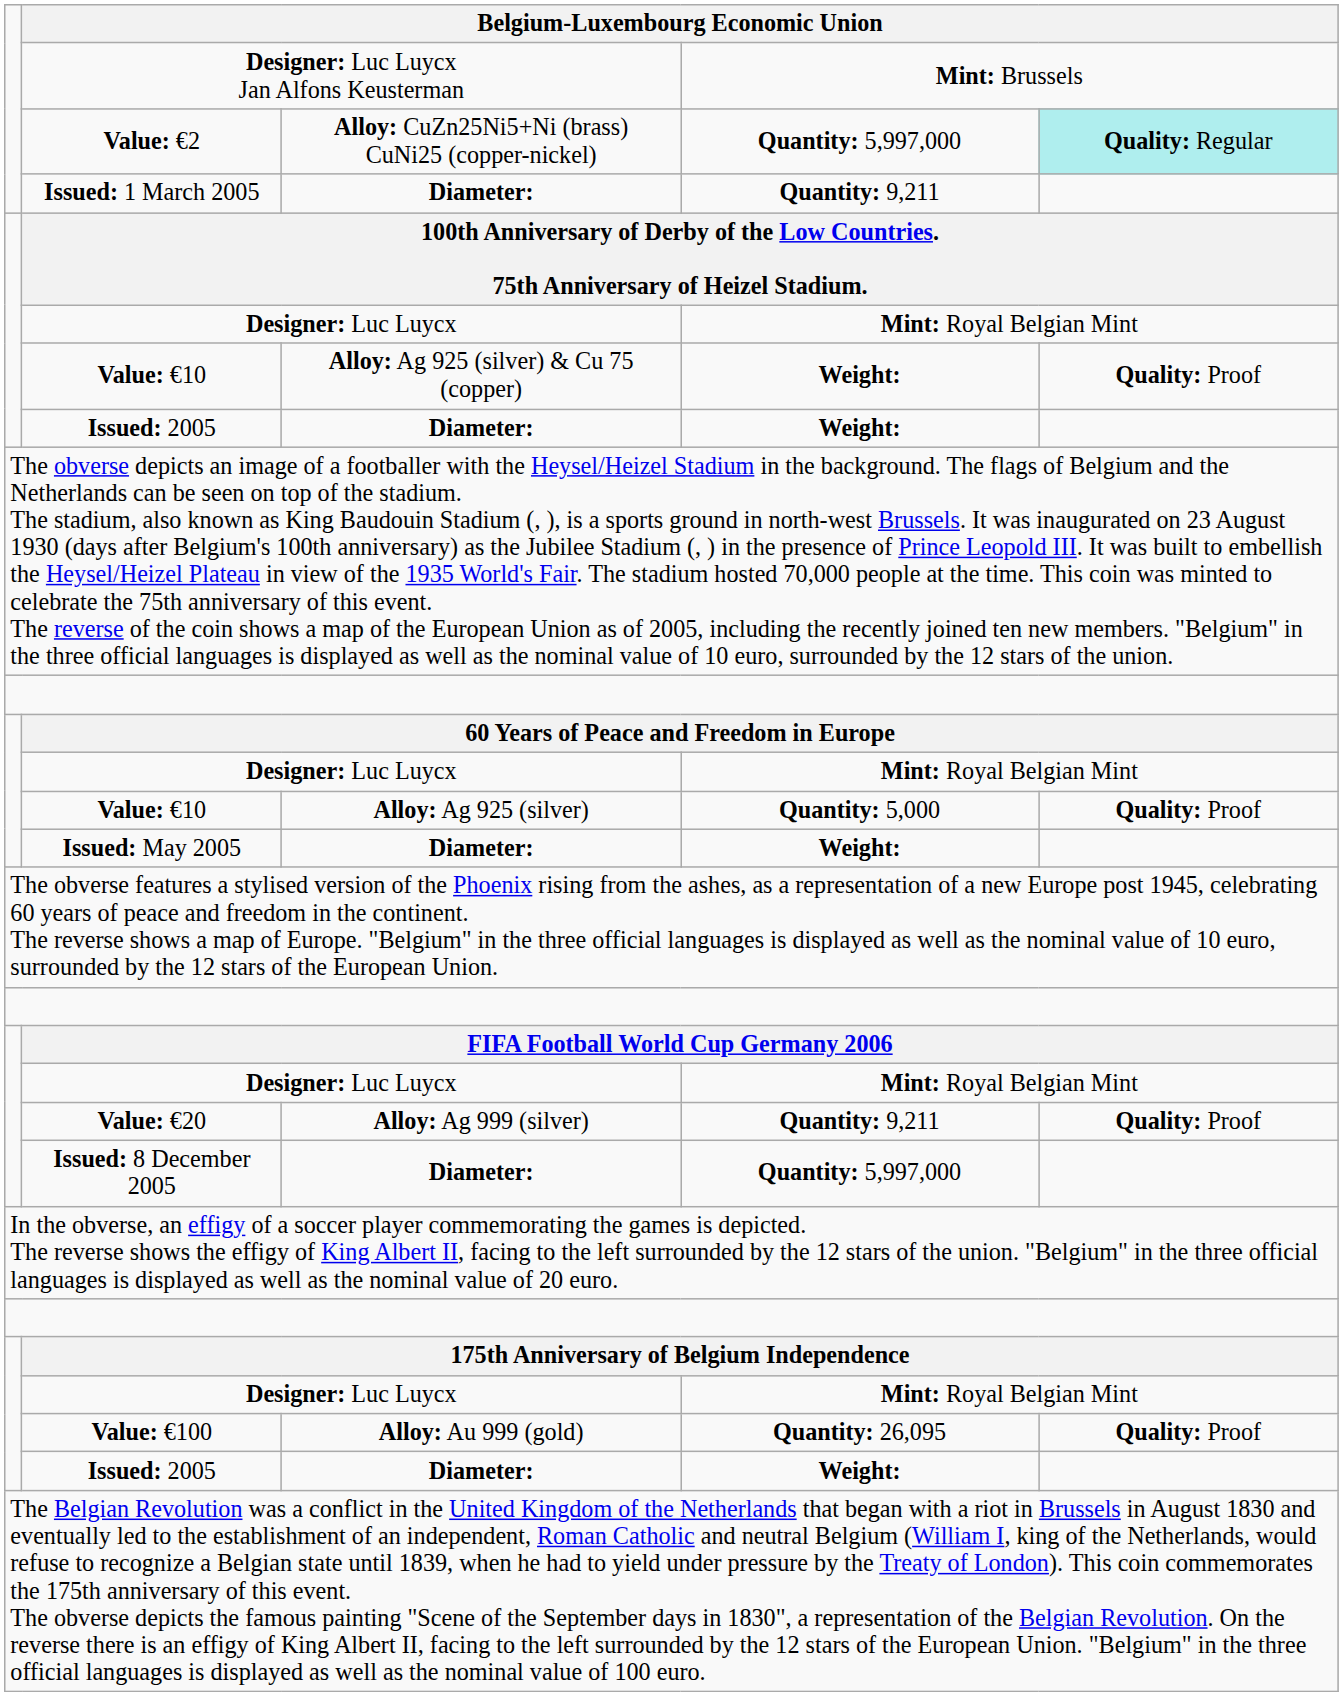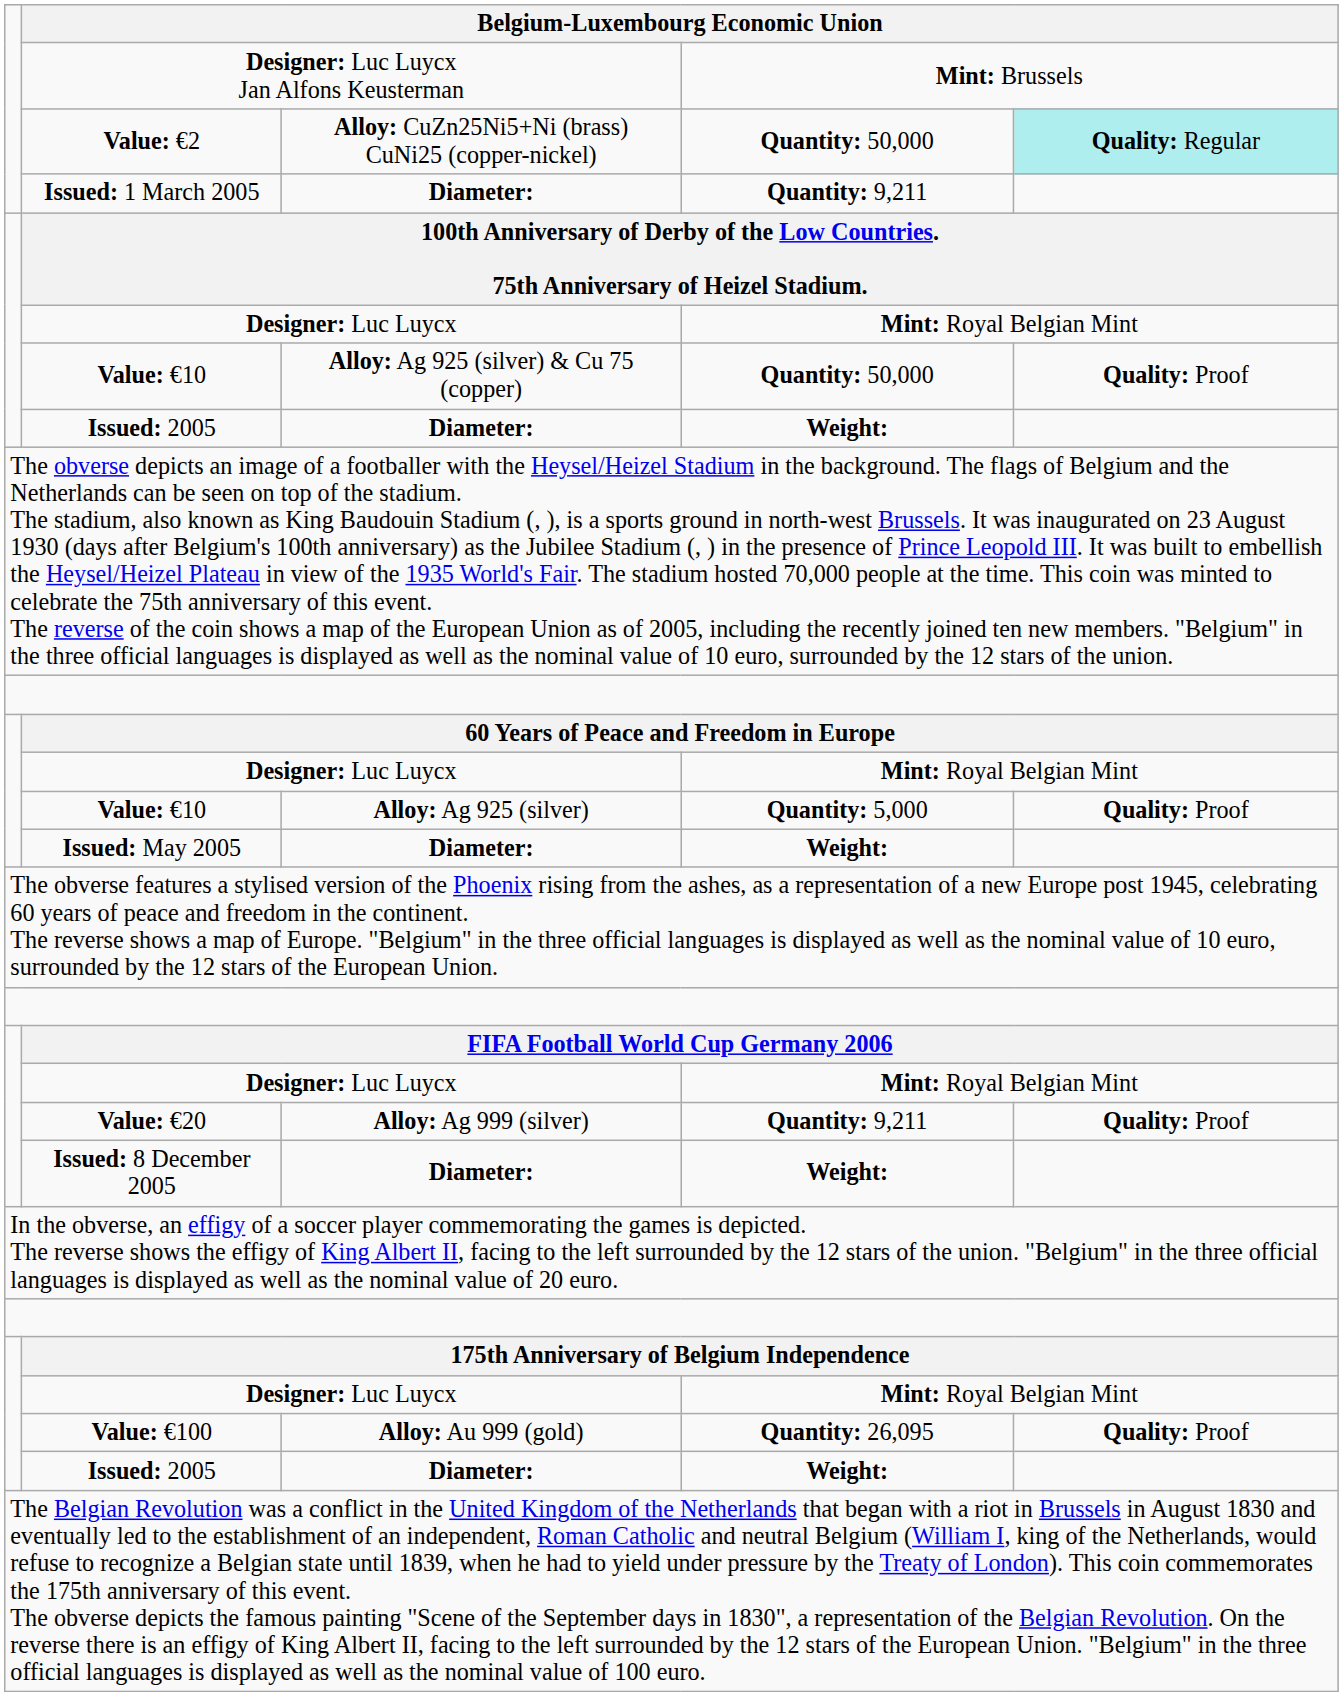(860, 141) Quantity: 5,997,000 -> (847, 141) Quantity: 50,000
(860, 375) Weight: -> (847, 375) Quantity: 50,000
(860, 1172) Quantity: 5,997,000 -> (847, 1172) Weight:
